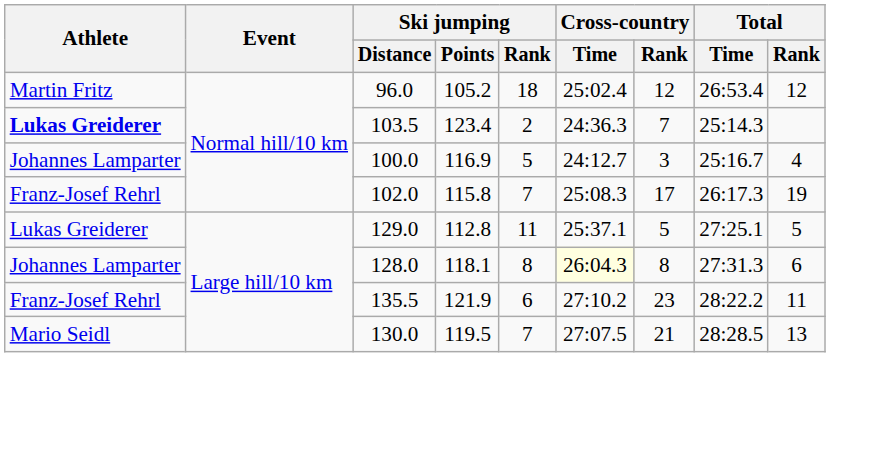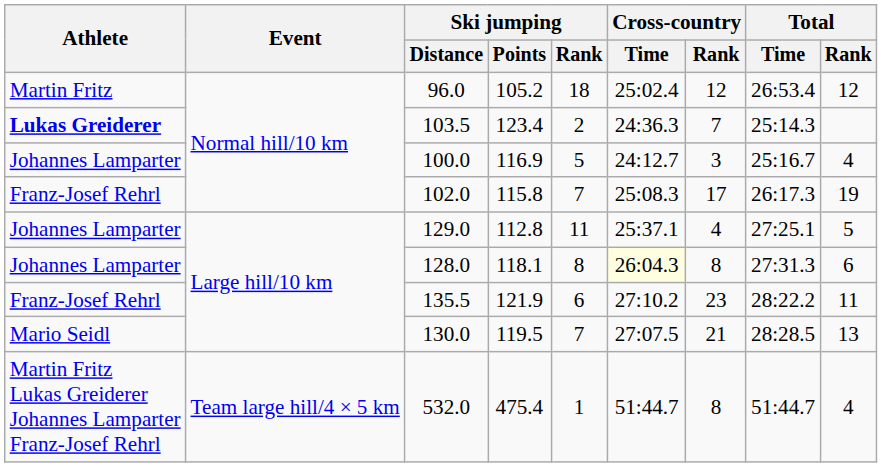(79, 229) Lukas Greiderer -> (95, 229) Johannes Lamparter
(664, 229) 5 -> (716, 229) 4
+ row: (446, 407)
